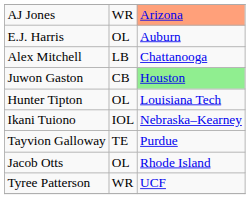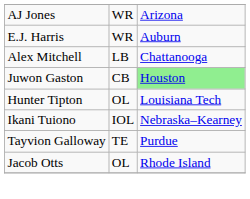(162, 15) lightsalmon background -> (162, 15) no background
(121, 36) OL -> (123, 36) WR
- row: (49, 183)
